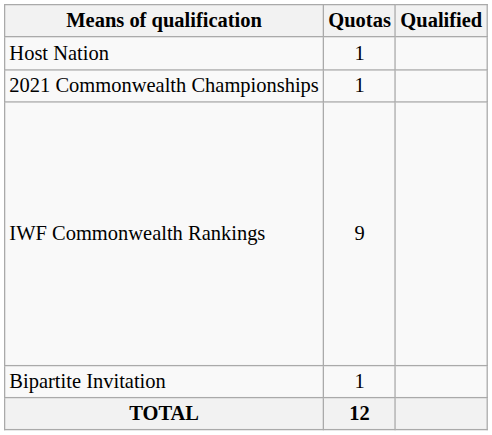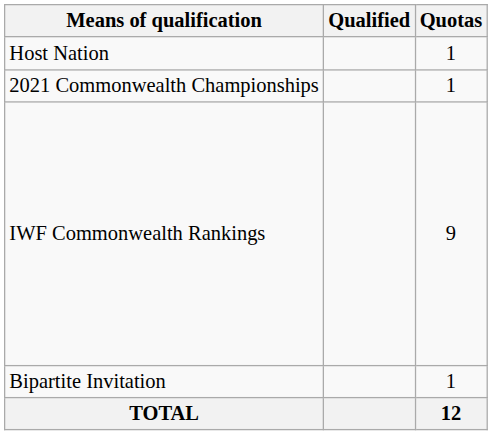columns swapped: (360, 20) <-> (441, 20)
